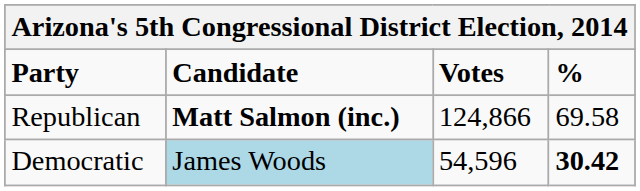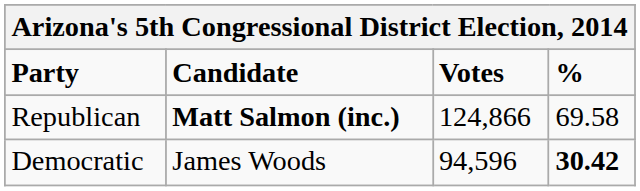(249, 161) lightblue background -> (249, 161) no background
(478, 161) 54,596 -> (478, 161) 94,596
